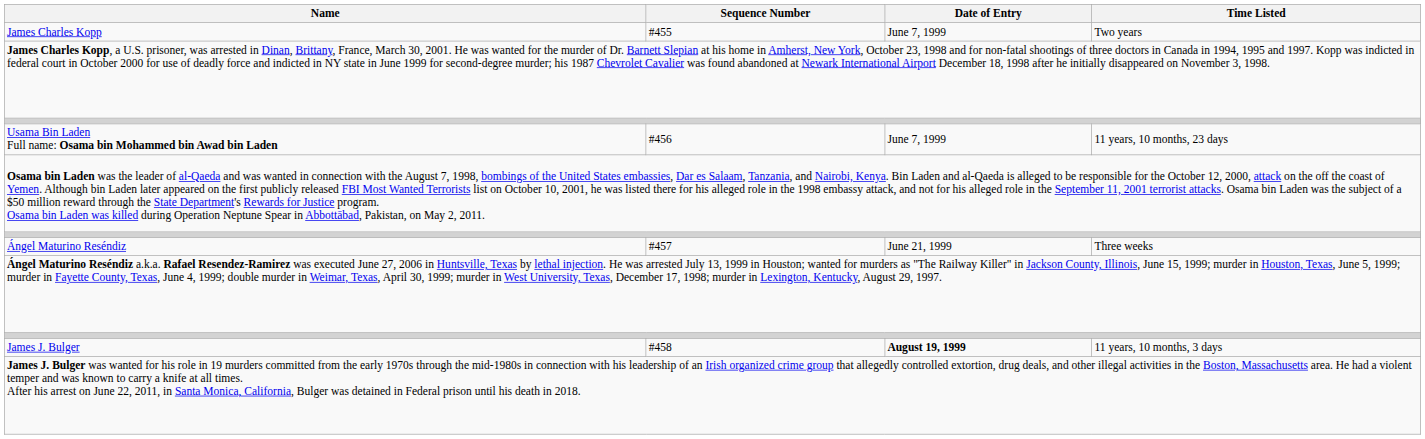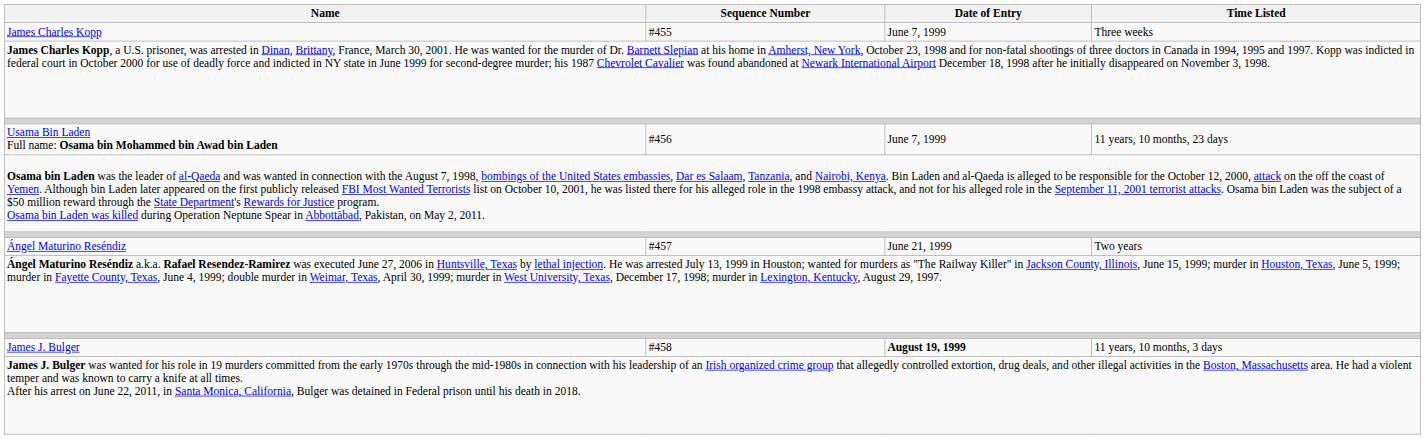(1118, 31) Two years -> (1124, 31) Three weeks
(1124, 246) Three weeks -> (1118, 246) Two years
